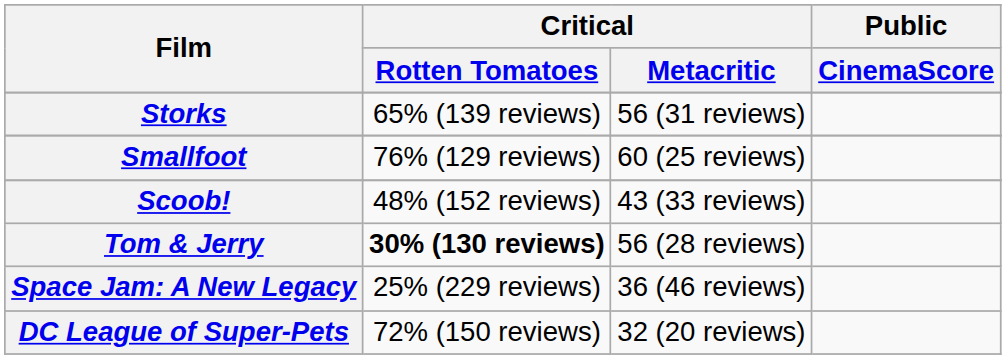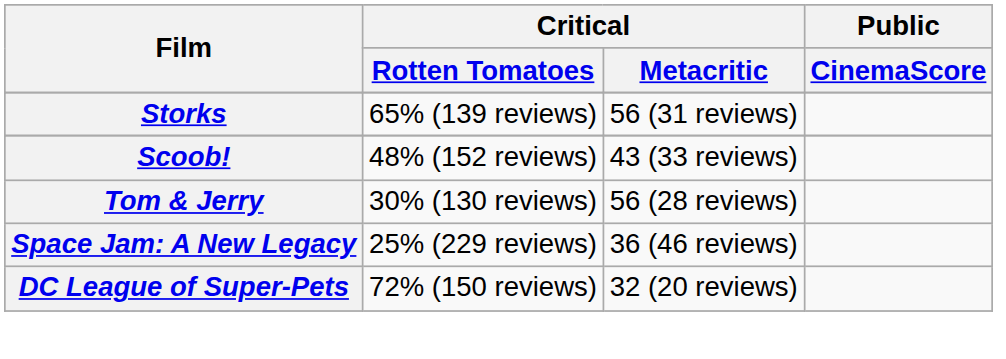- row: (184, 157)
(487, 244) bold -> (483, 200) normal
